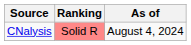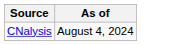- column: (79, 13)
